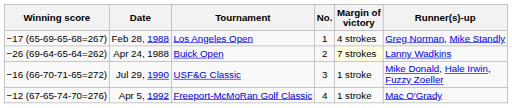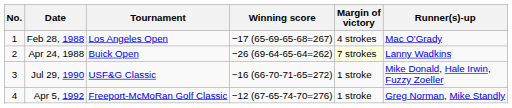columns swapped: (325, 18) <-> (57, 18)
(445, 38) Greg Norman, Mike Standly -> (414, 38) Mac O'Grady
(414, 96) Mac O'Grady -> (445, 96) Greg Norman, Mike Standly
